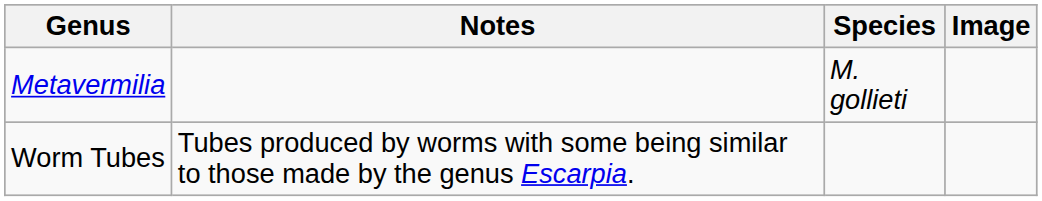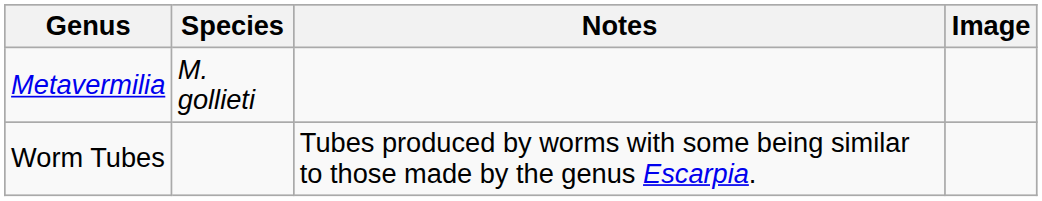columns swapped: (885, 26) <-> (498, 26)
